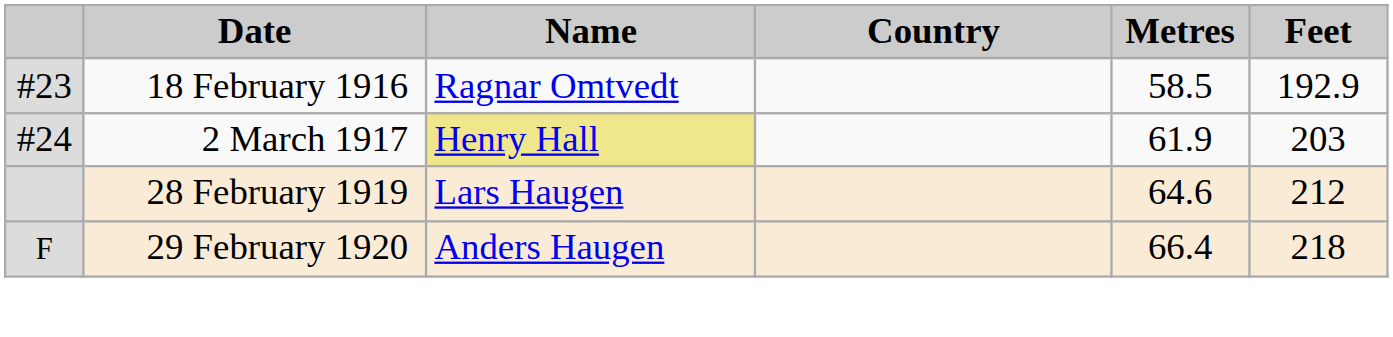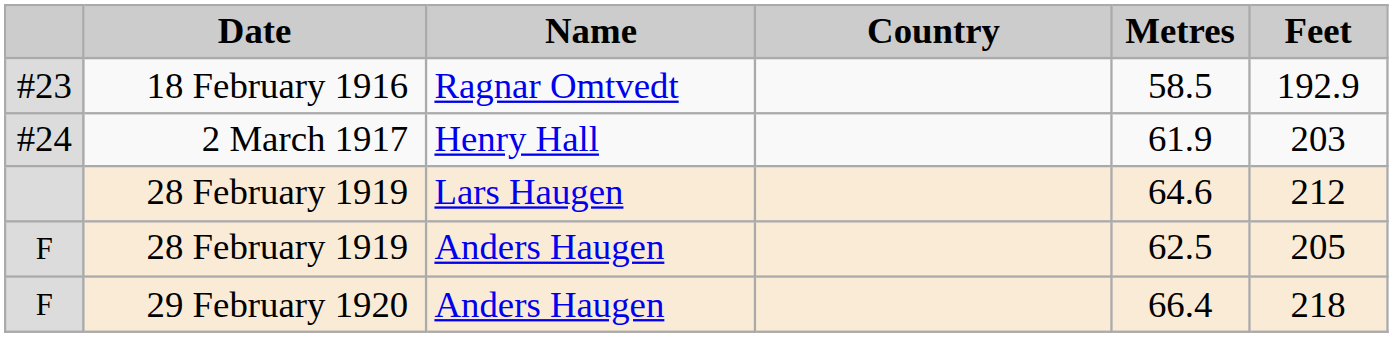(517, 138) khaki background -> (517, 138) no background
+ row: (44, 248)
